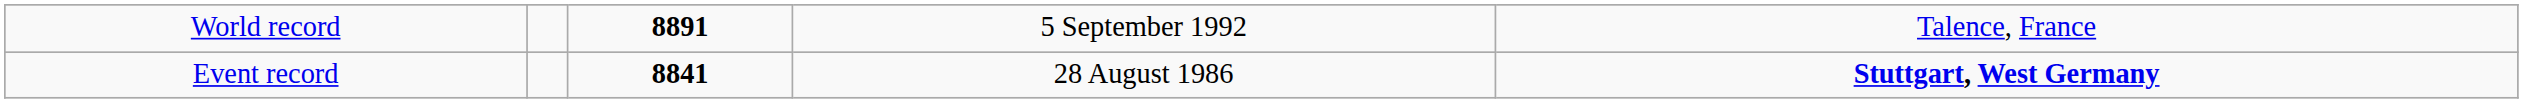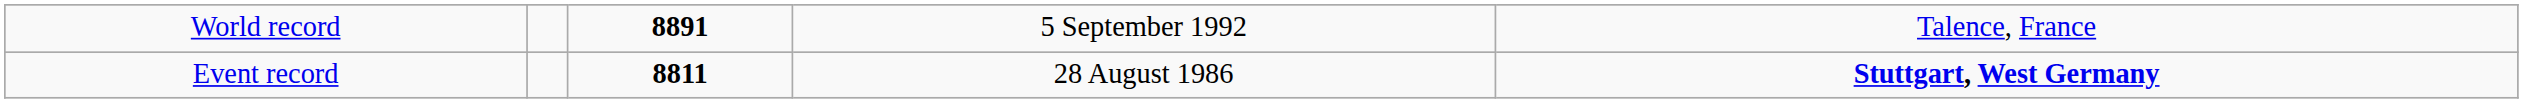(680, 74) 8841 -> (680, 74) 8811
